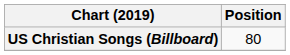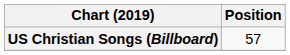(253, 38) 80 -> (253, 38) 57
